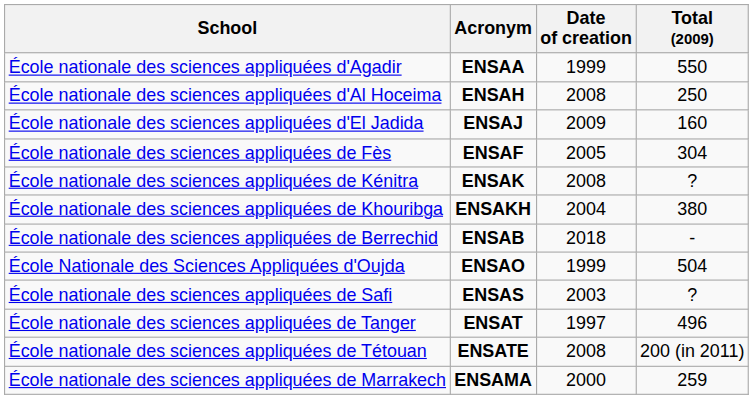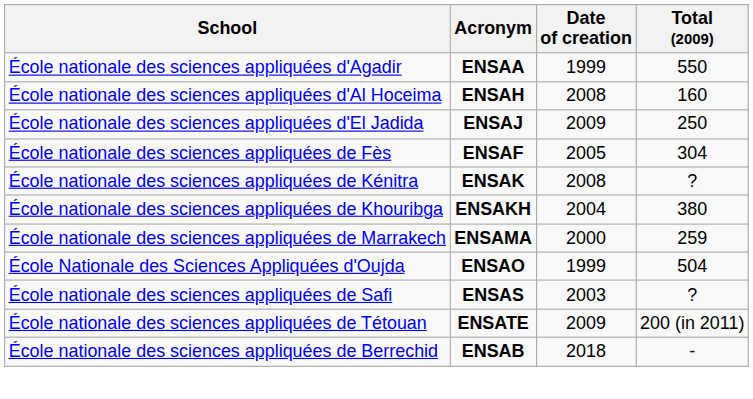(692, 95) 250 -> (692, 95) 160
(692, 124) 160 -> (692, 124) 250
rows swapped: (227, 379) <-> (223, 237)
- row: (212, 323)
(586, 351) 2008 -> (586, 323) 2009
